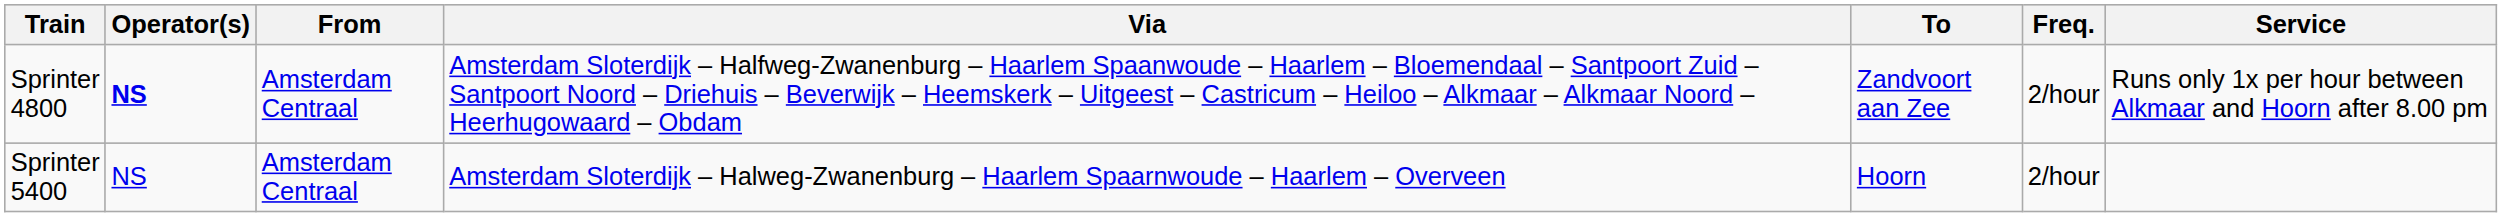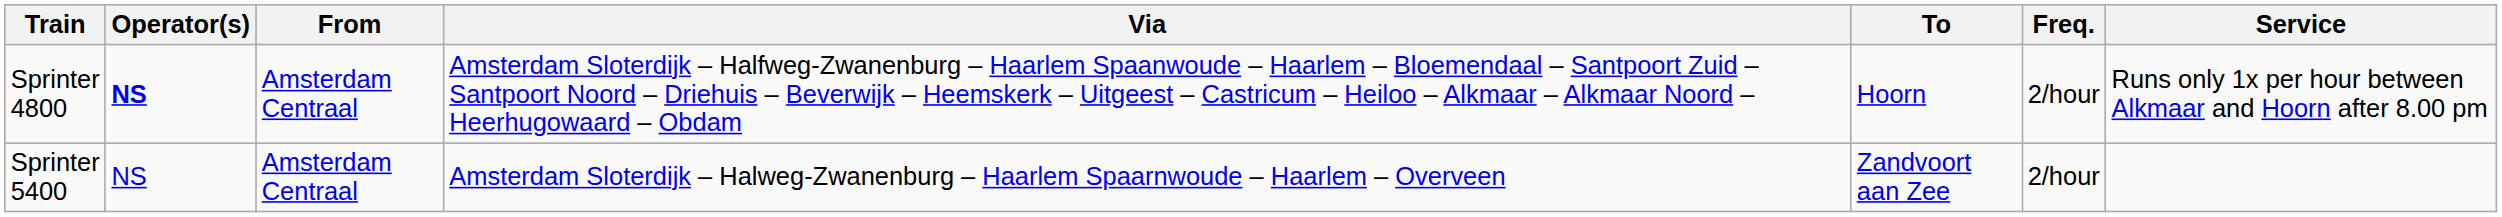(1914, 93) Zandvoort aan Zee -> (1892, 93) Hoorn
(1892, 176) Hoorn -> (1914, 176) Zandvoort aan Zee
